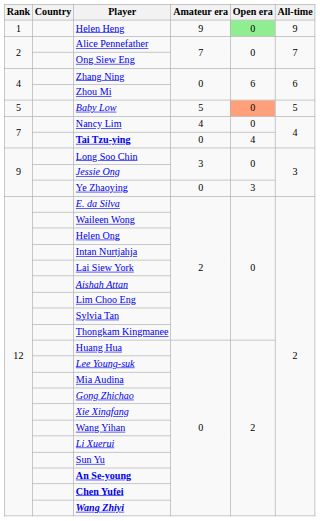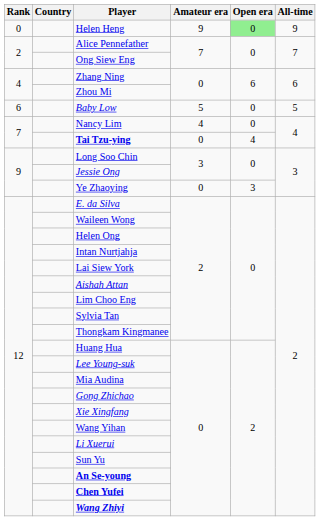(18, 28) 1 -> (18, 28) 0
(18, 108) 5 -> (18, 108) 6
(253, 108) lightsalmon background -> (253, 108) no background
